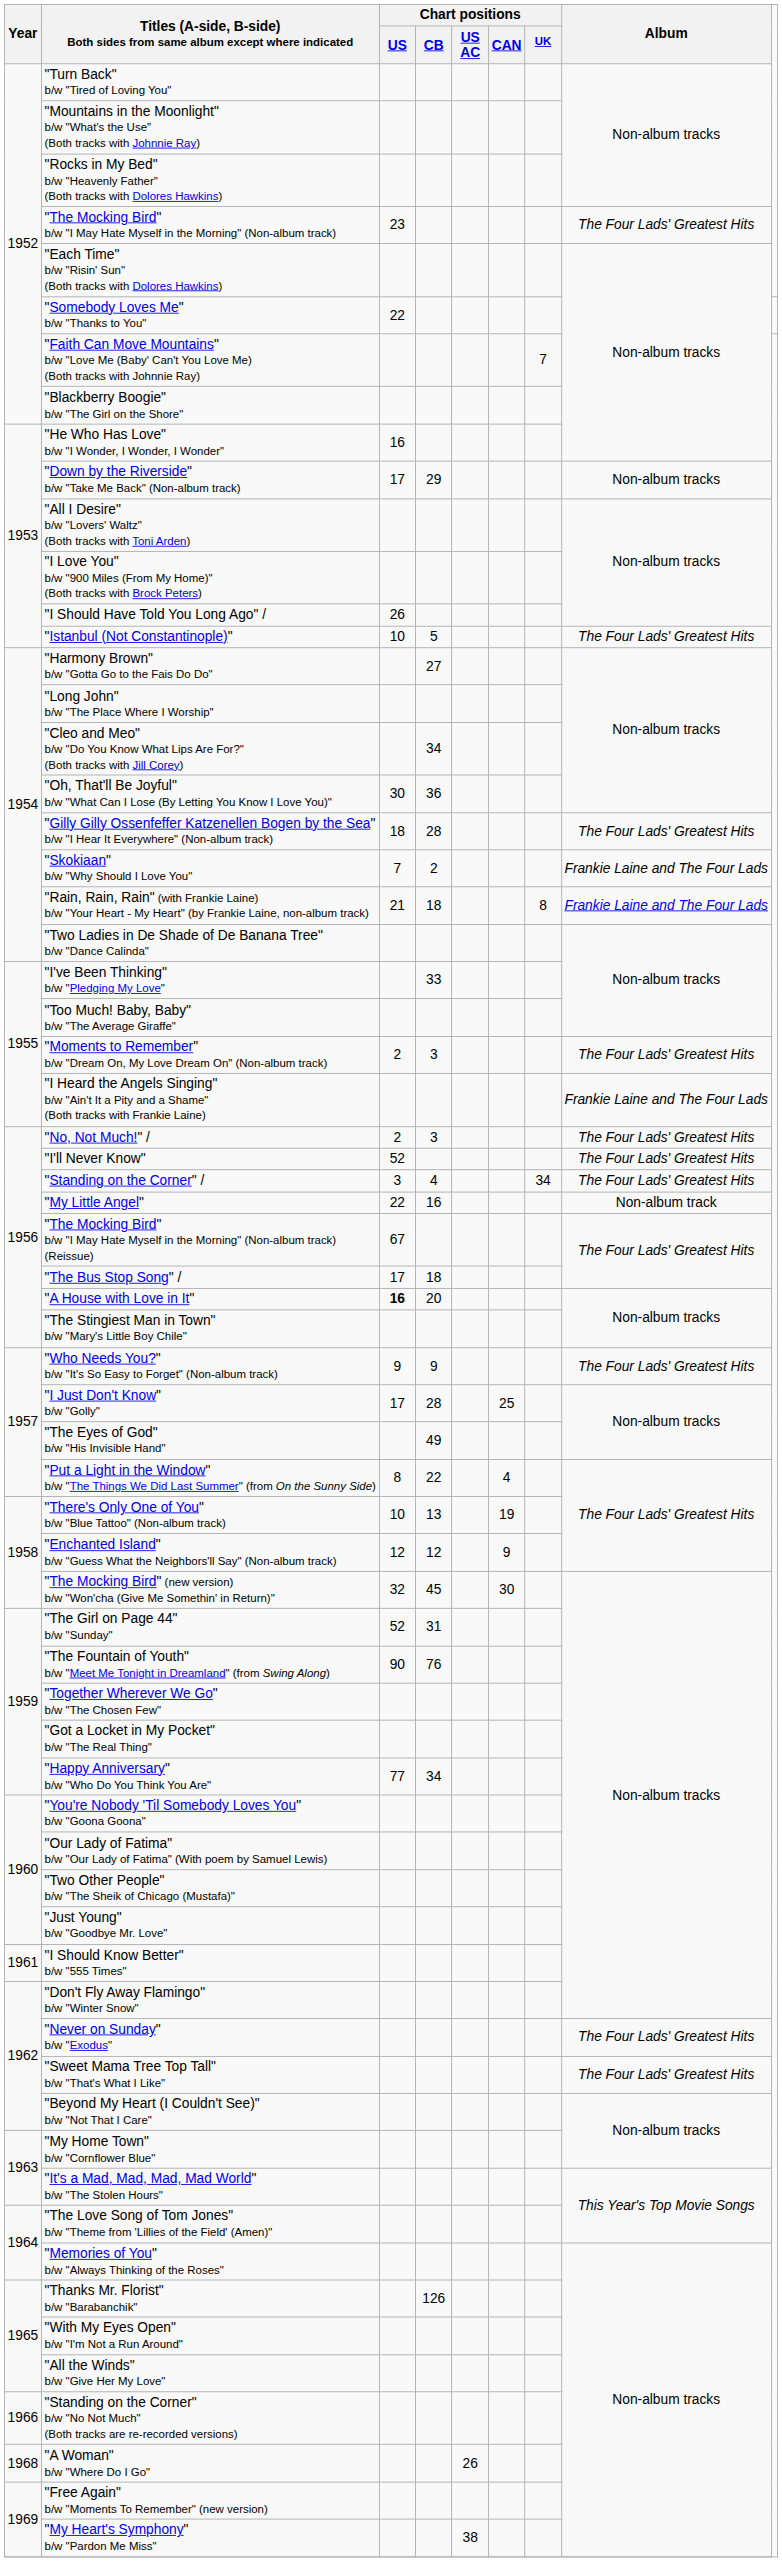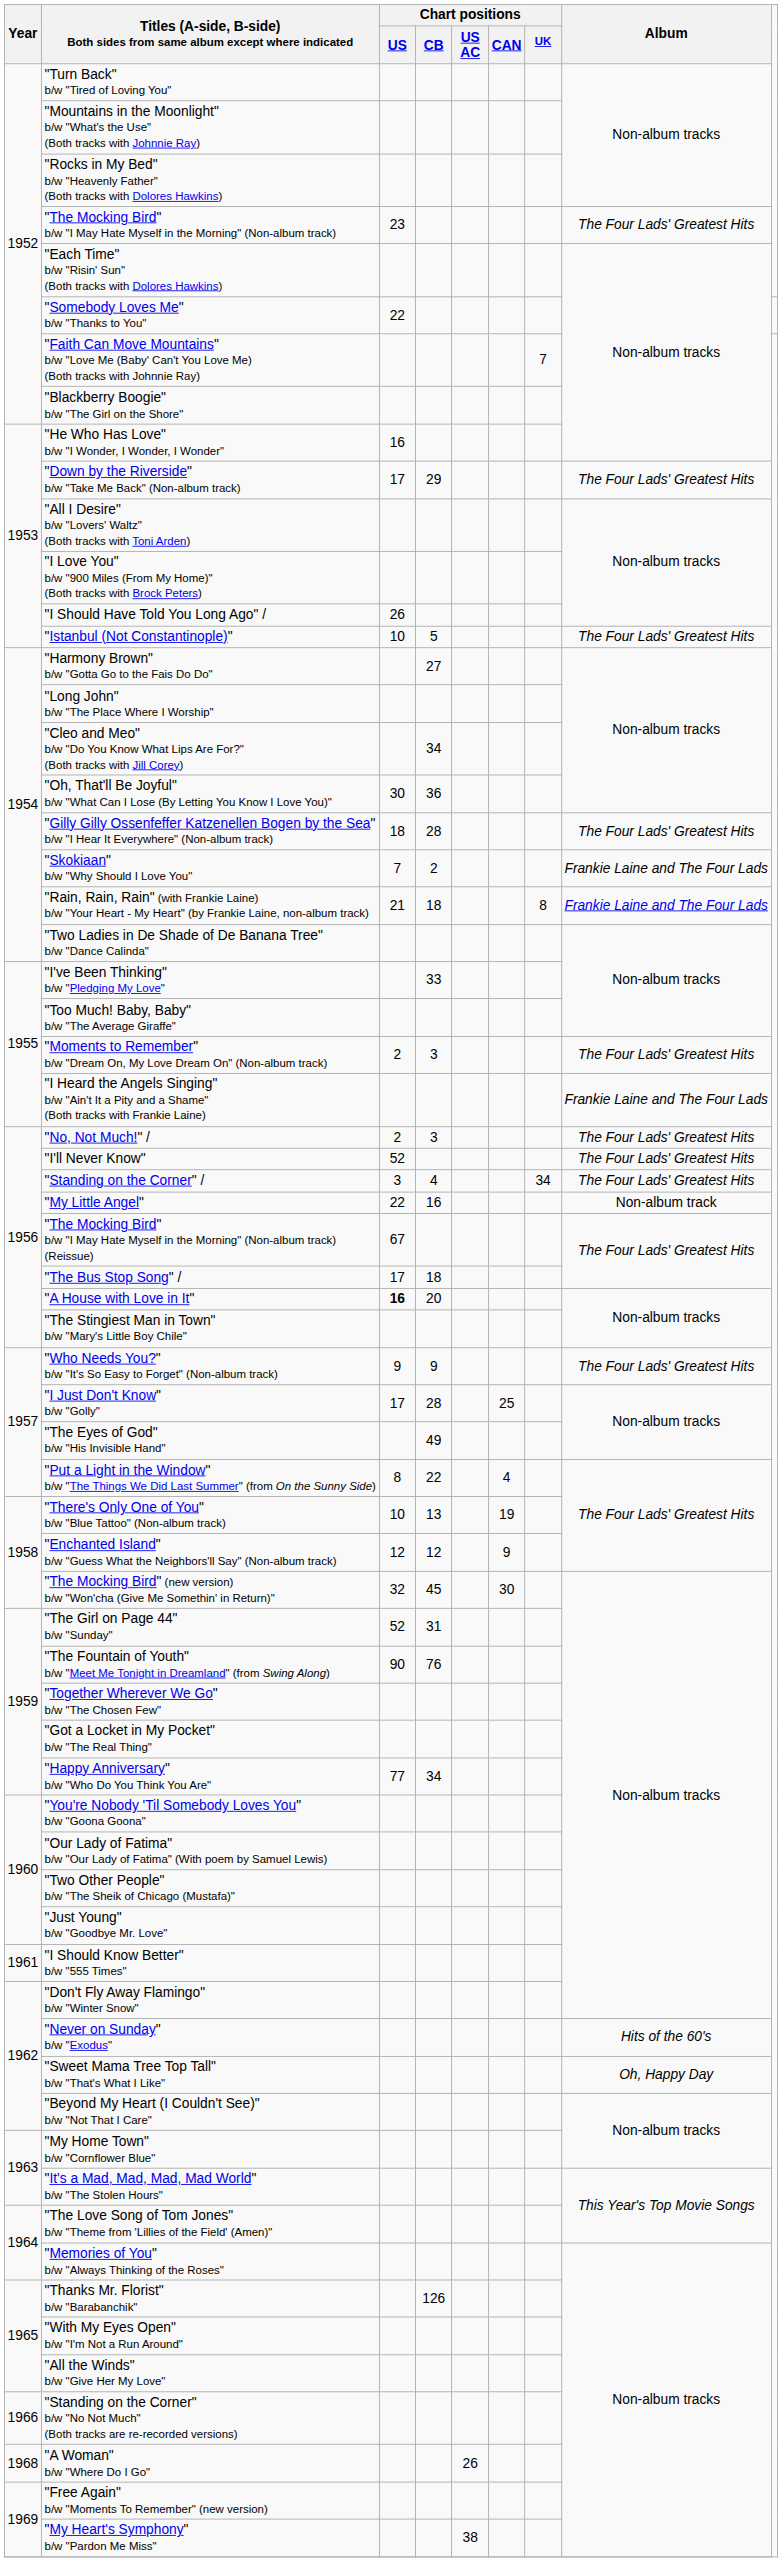(666, 479) Non-album tracks -> (666, 479) The Four Lads' Greatest Hits
(666, 2037) The Four Lads' Greatest Hits -> (666, 2037) Hits of the 60's
(666, 2074) The Four Lads' Greatest Hits -> (666, 2074) Oh, Happy Day
